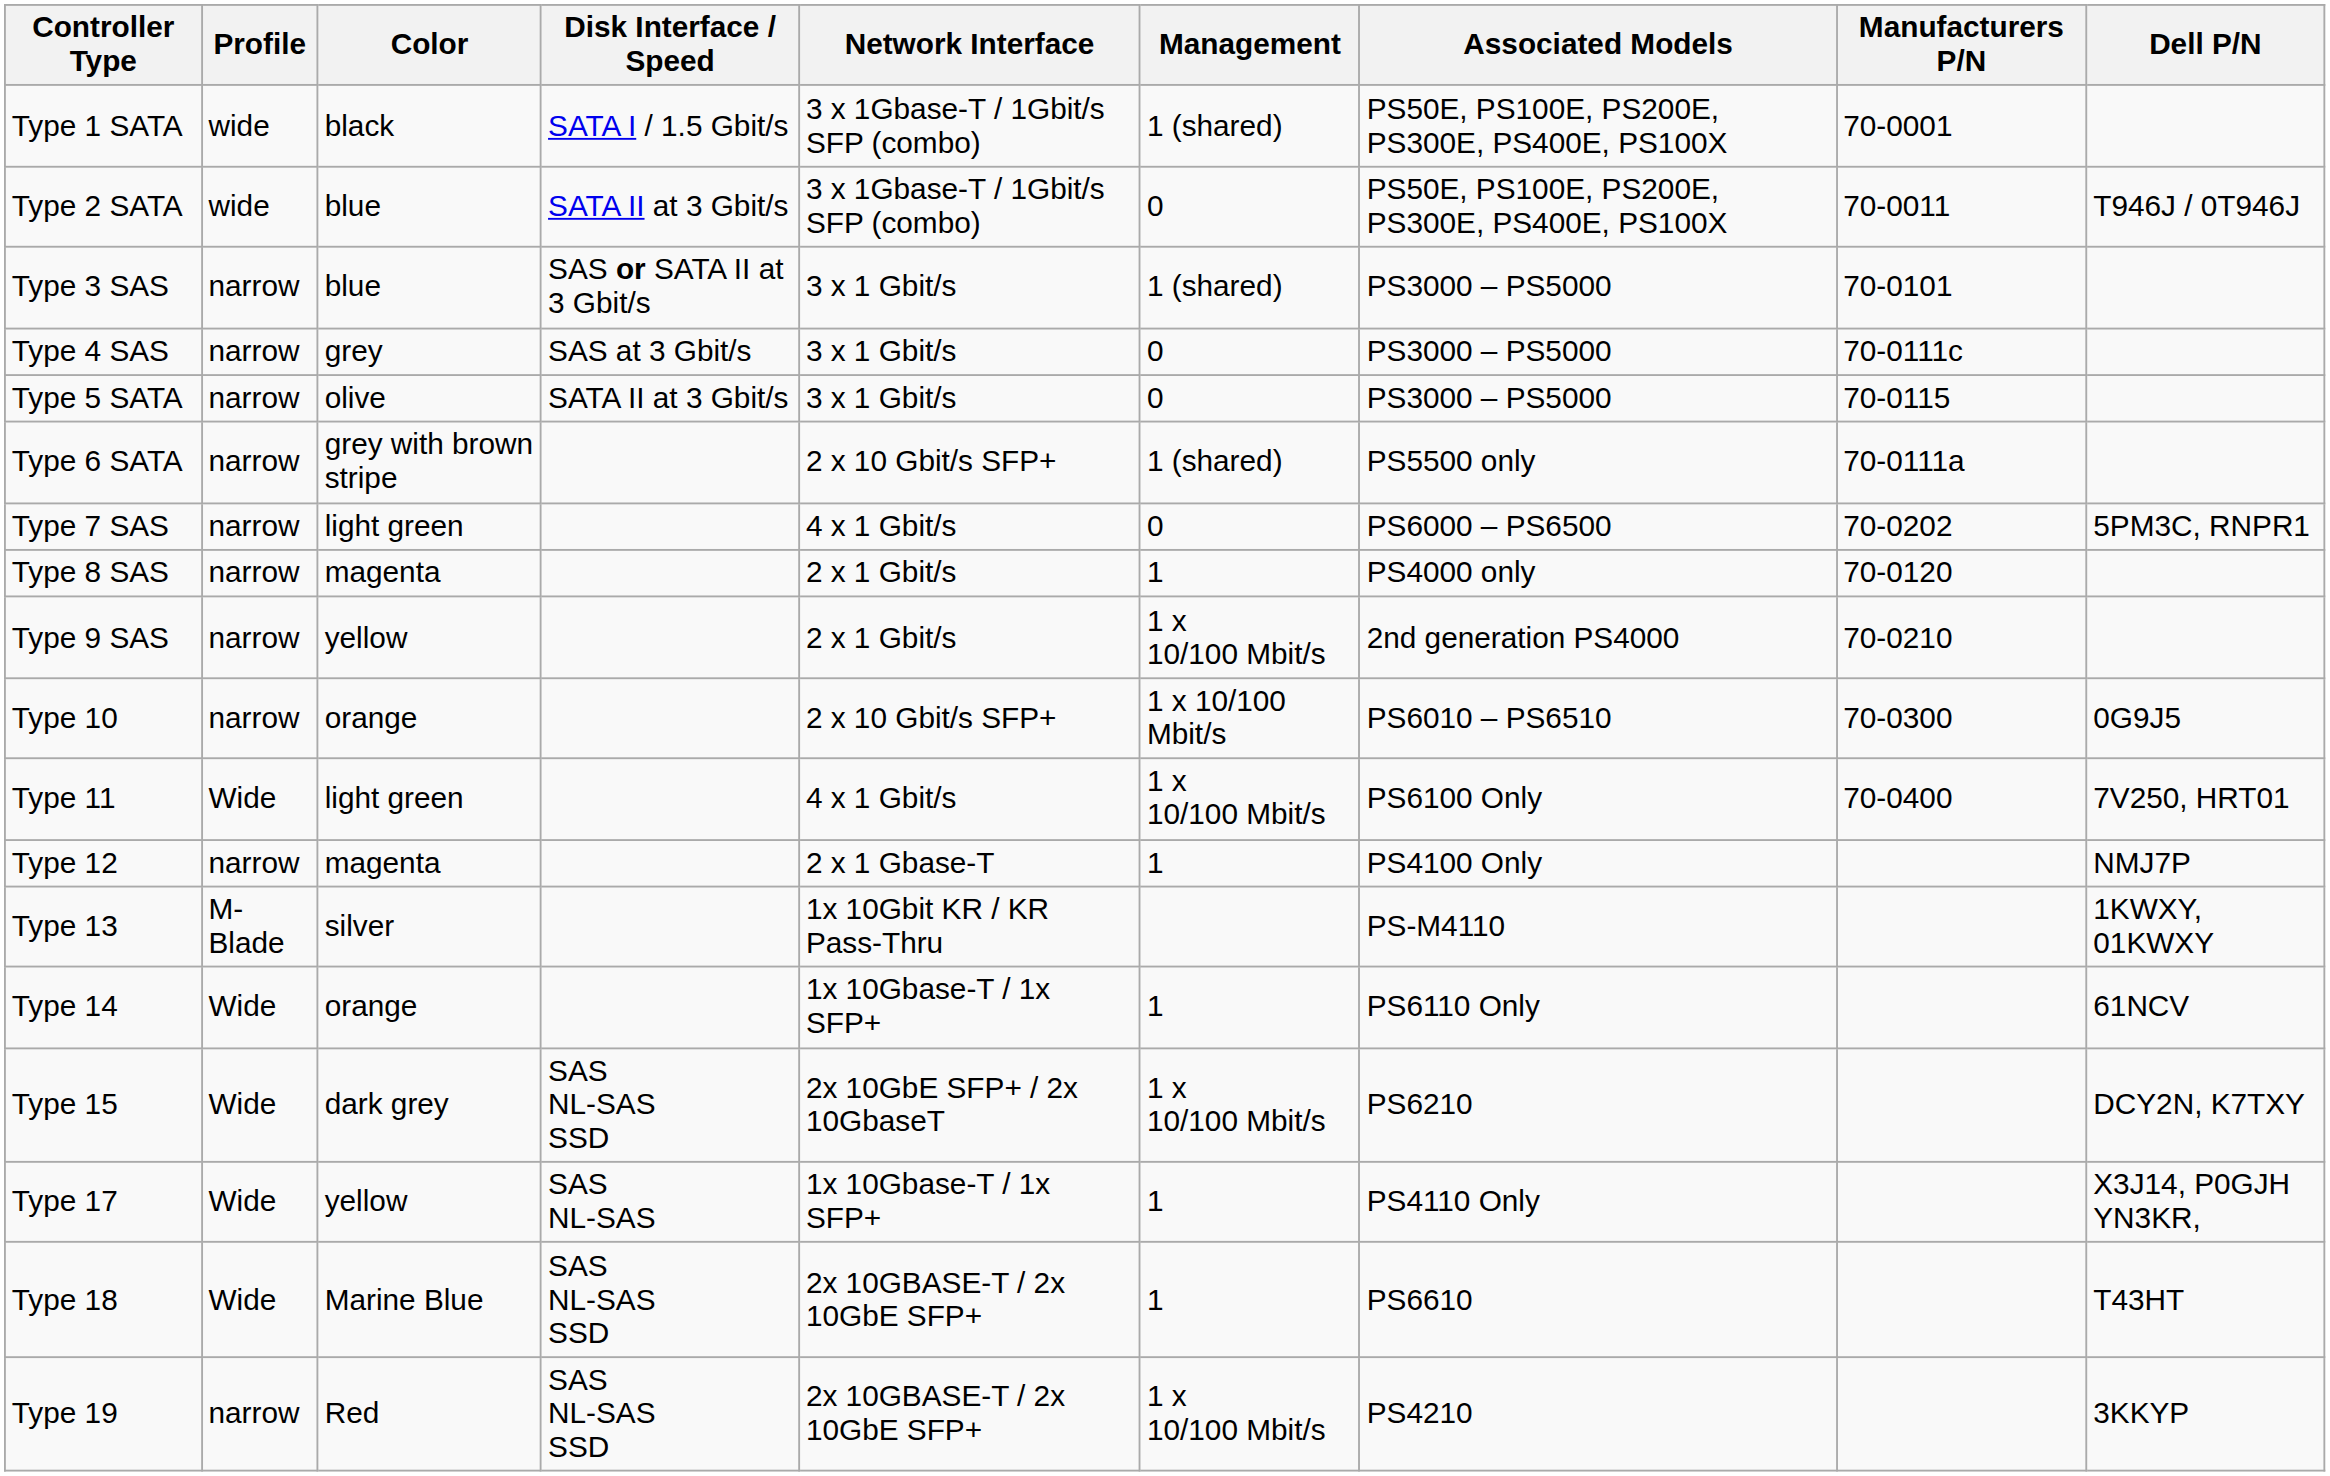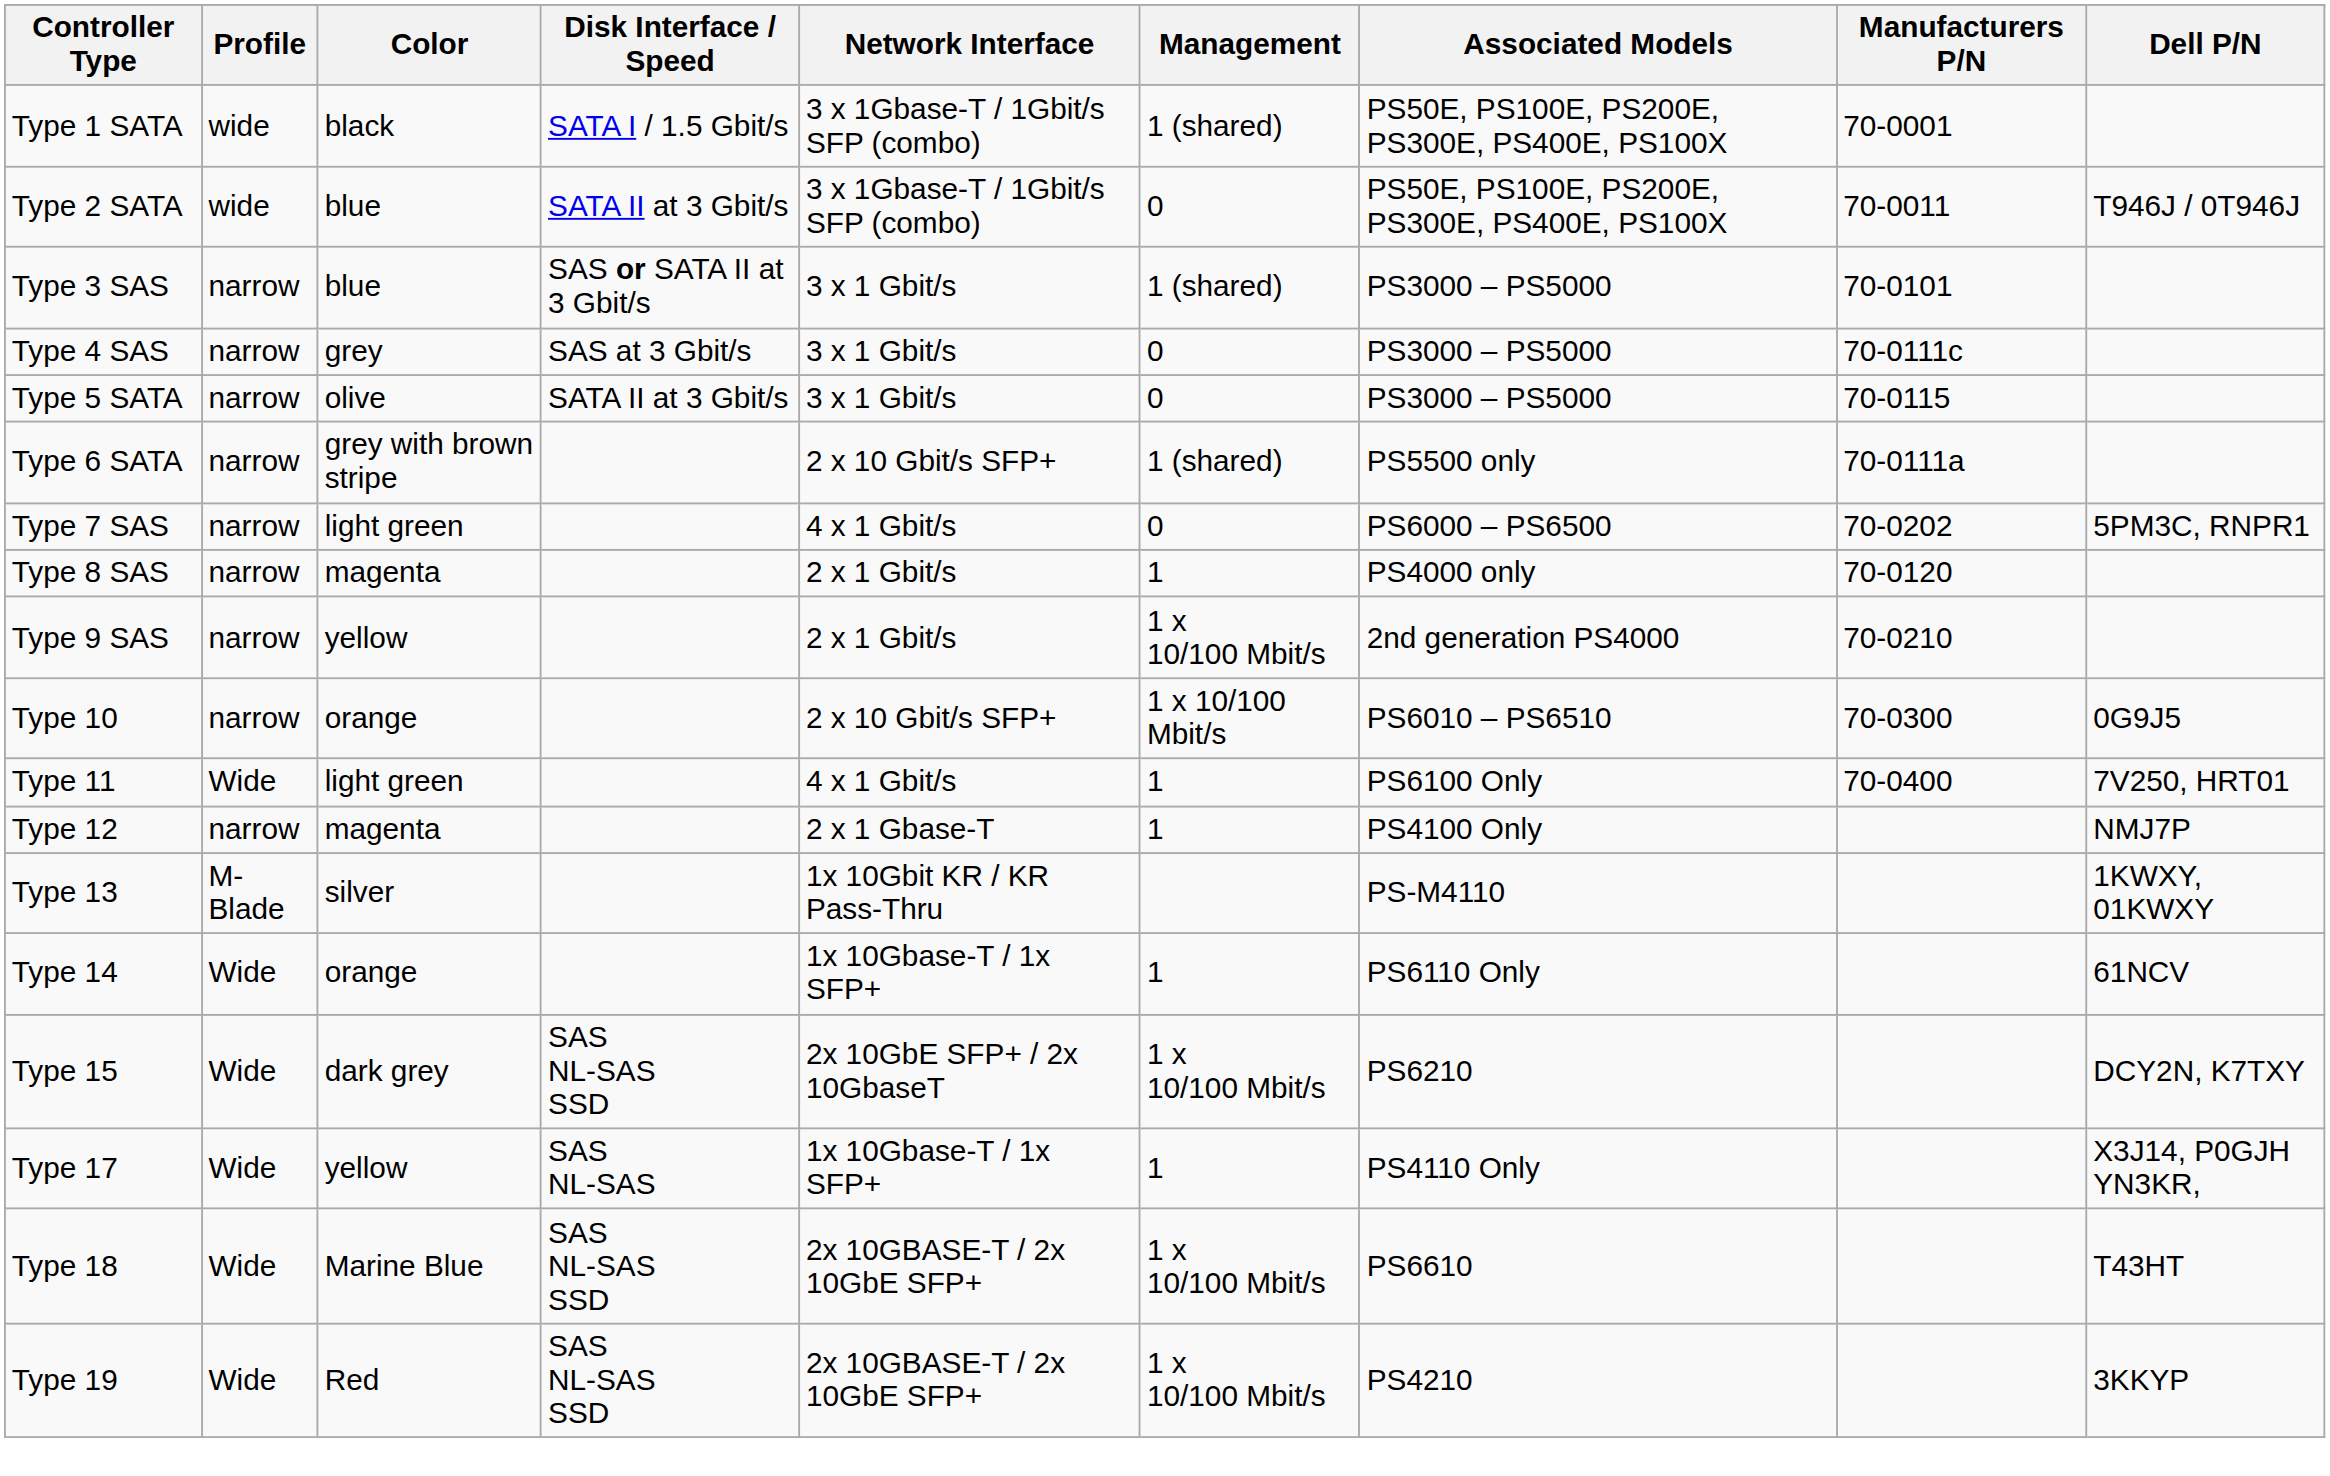(1236, 798) 1 x 10/100 Mbit/s -> (1155, 781) 1
(1155, 1299) 1 -> (1236, 1265) 1 x 10/100 Mbit/s
(254, 1413) narrow -> (242, 1379) Wide
